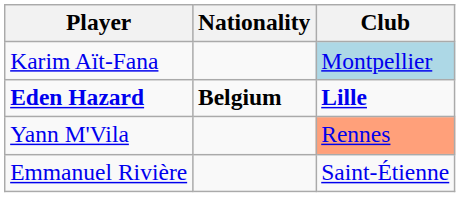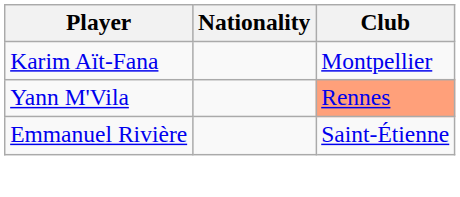(377, 60) lightblue background -> (377, 60) no background
- row: (77, 97)
